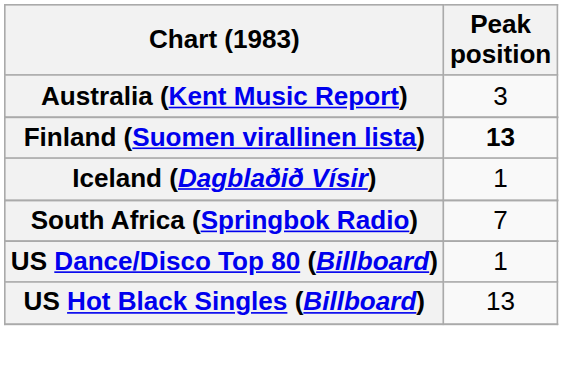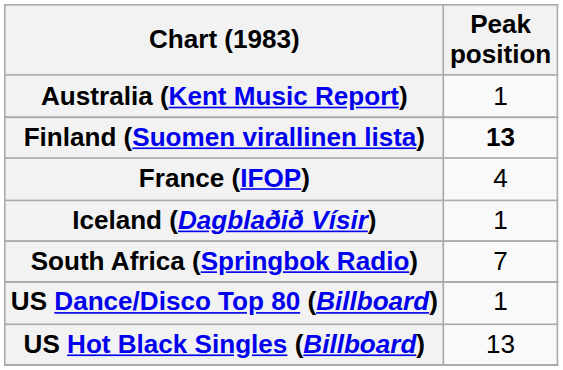(501, 95) 3 -> (501, 95) 1
+ row: (224, 178)
